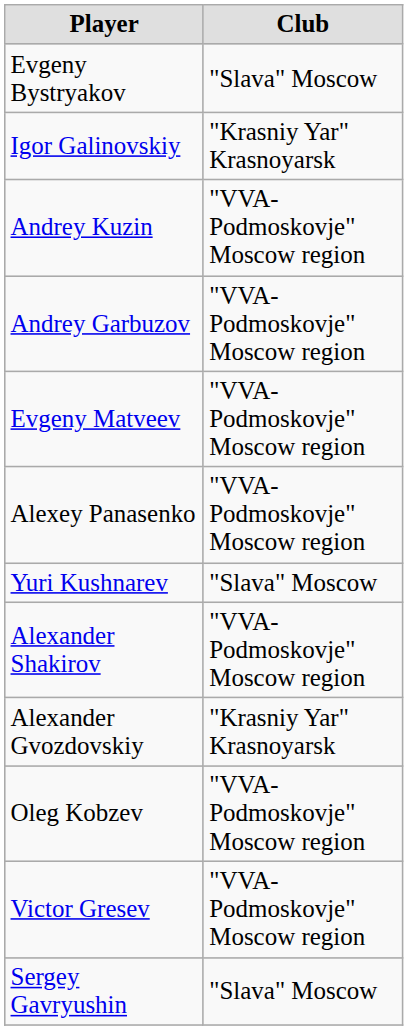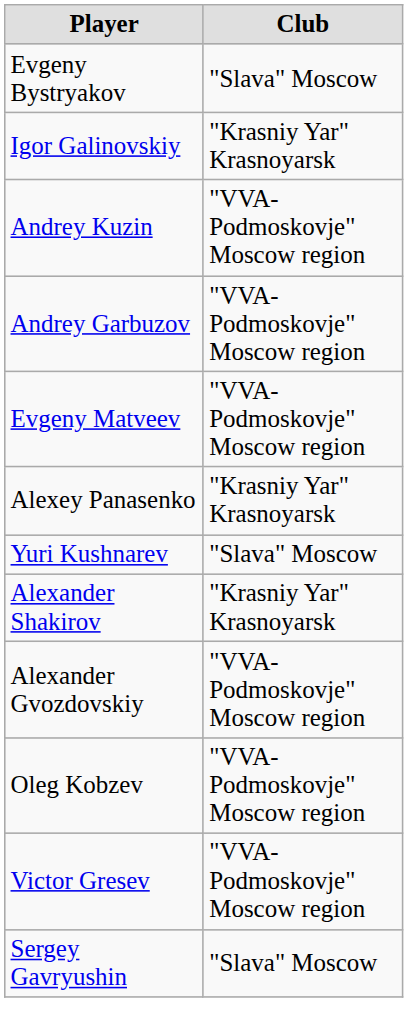(287, 514) "VVA-Podmoskovje" Moscow region -> (279, 500) "Krasniy Yar" Krasnoyarsk
(287, 649) "VVA-Podmoskovje" Moscow region -> (279, 607) "Krasniy Yar" Krasnoyarsk
(279, 731) "Krasniy Yar" Krasnoyarsk -> (287, 689) "VVA-Podmoskovje" Moscow region
